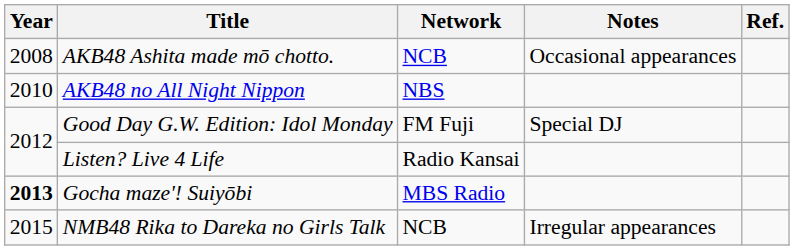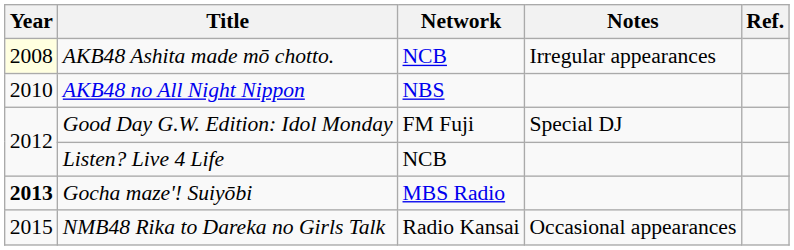(31, 55) no background -> (31, 55) lightyellow background
(633, 55) Occasional appearances -> (623, 55) Irregular appearances
(461, 158) Radio Kansai -> (425, 158) NCB
(425, 227) NCB -> (461, 227) Radio Kansai
(623, 227) Irregular appearances -> (633, 227) Occasional appearances
